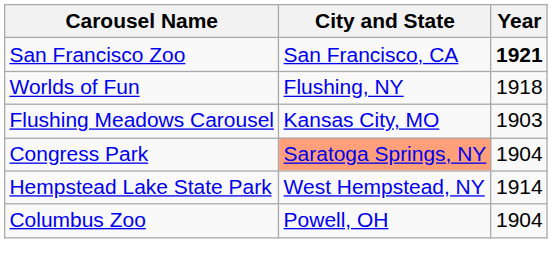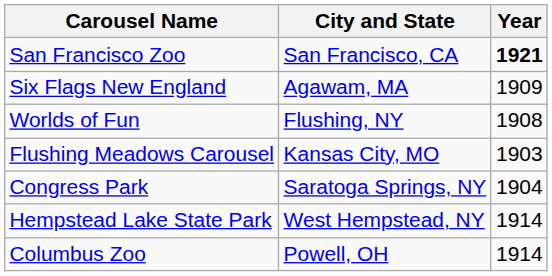+ row: (118, 87)
(519, 87) 1918 -> (519, 120) 1908
(385, 154) lightsalmon background -> (385, 187) no background
(519, 220) 1904 -> (519, 253) 1914
